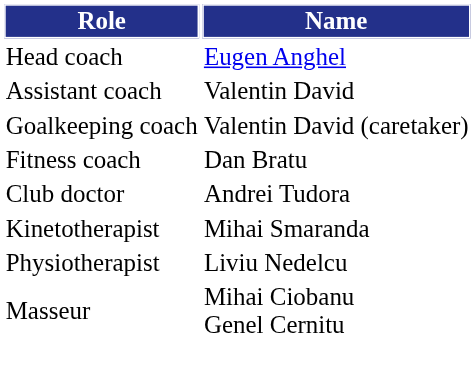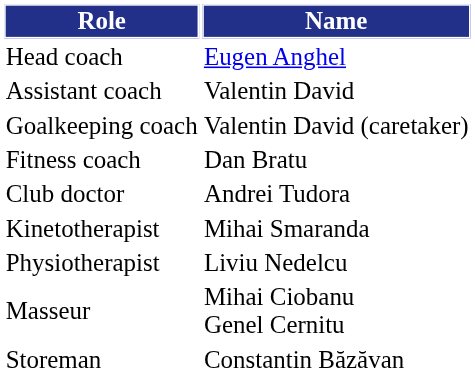+ row: (54, 359)
